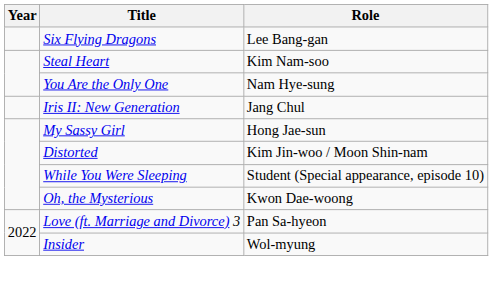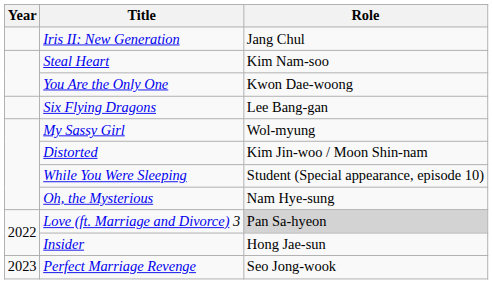rows swapped: (111, 107) <-> (100, 38)
(291, 84) Nam Hye-sung -> (300, 84) Kwon Dae-woong
(286, 130) Hong Jae-sun -> (281, 130) Wol-myung
(300, 198) Kwon Dae-woong -> (291, 198) Nam Hye-sung
(287, 221) no background -> (287, 221) lightgrey background
(281, 244) Wol-myung -> (286, 244) Hong Jae-sun
+ row: (120, 267)
